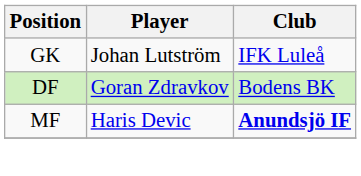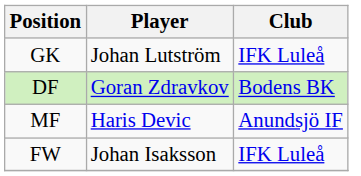(295, 120) bold -> (291, 120) normal
+ row: (45, 153)
